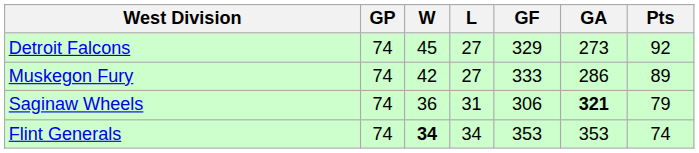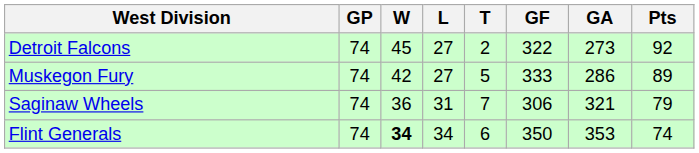+ column: (485, 18)
(527, 47) 329 -> (537, 47) 322
(594, 104) bold -> (600, 104) normal
(527, 133) 353 -> (537, 133) 350
